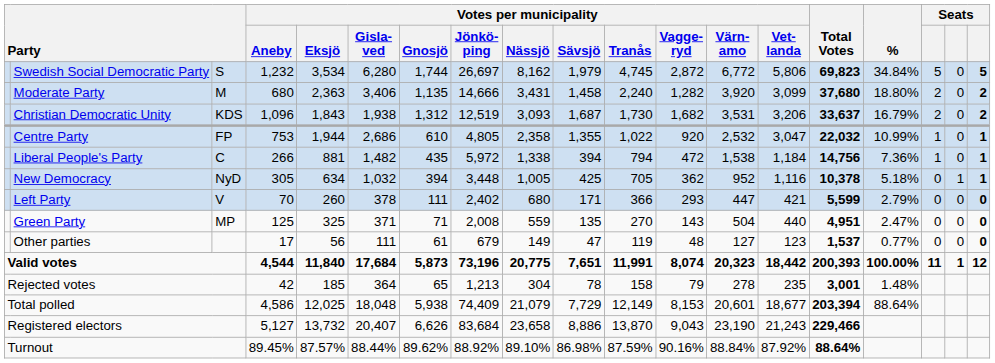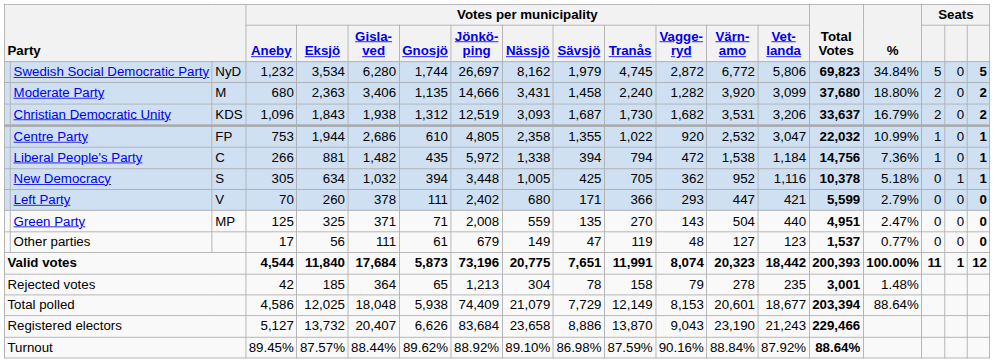(220, 72) S -> (228, 72) NyD
(228, 179) NyD -> (220, 179) S
